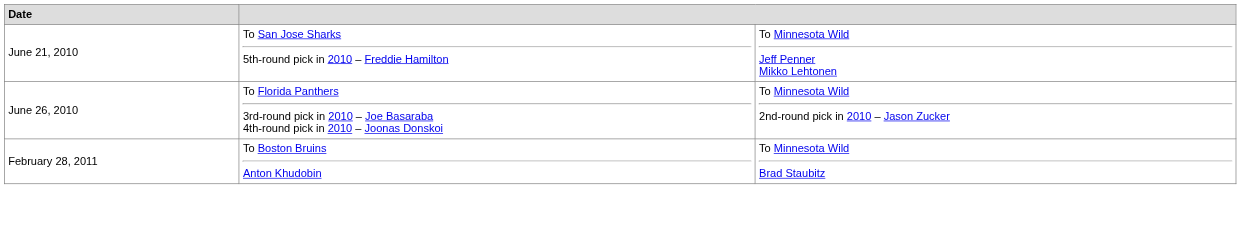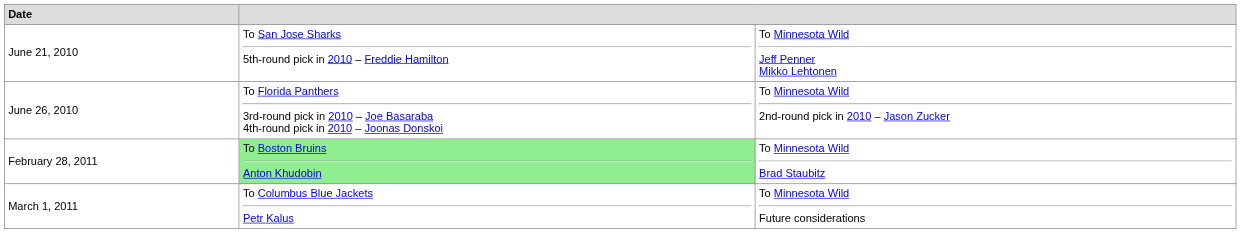(497, 161) no background -> (497, 161) lightgreen background
+ row: (43, 206)
